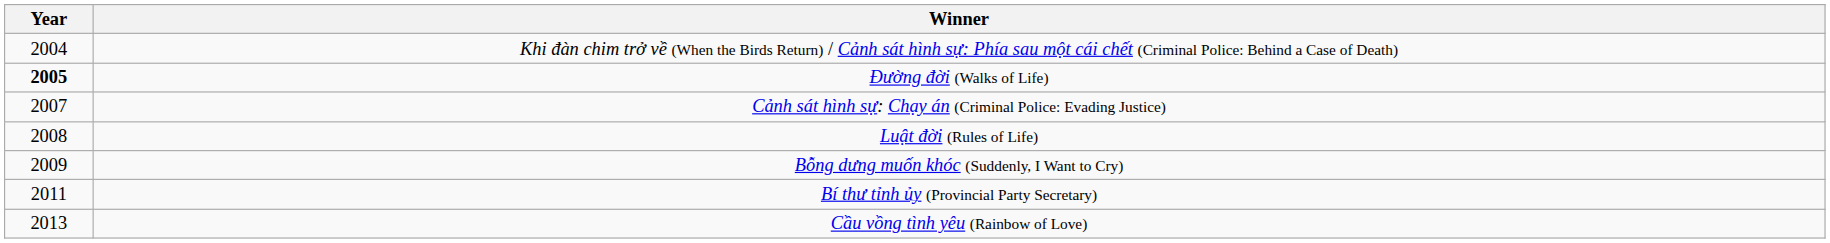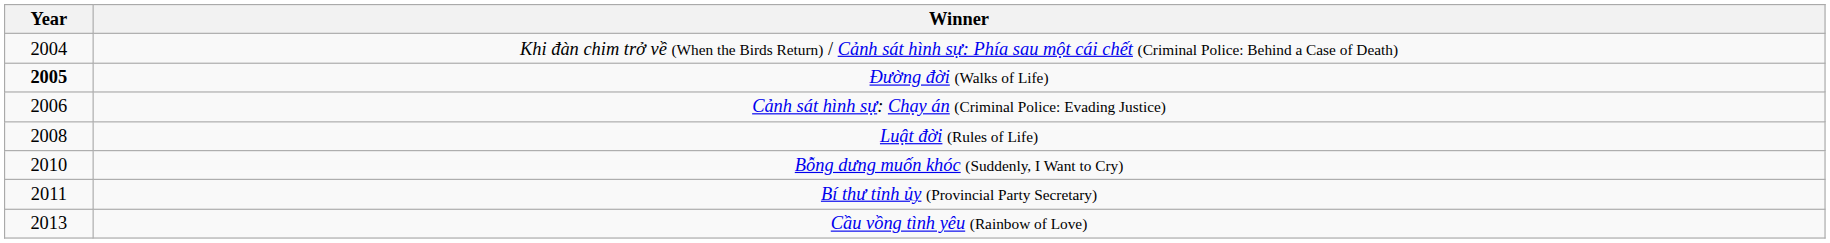(49, 106) 2007 -> (49, 106) 2006
(49, 164) 2009 -> (49, 164) 2010
